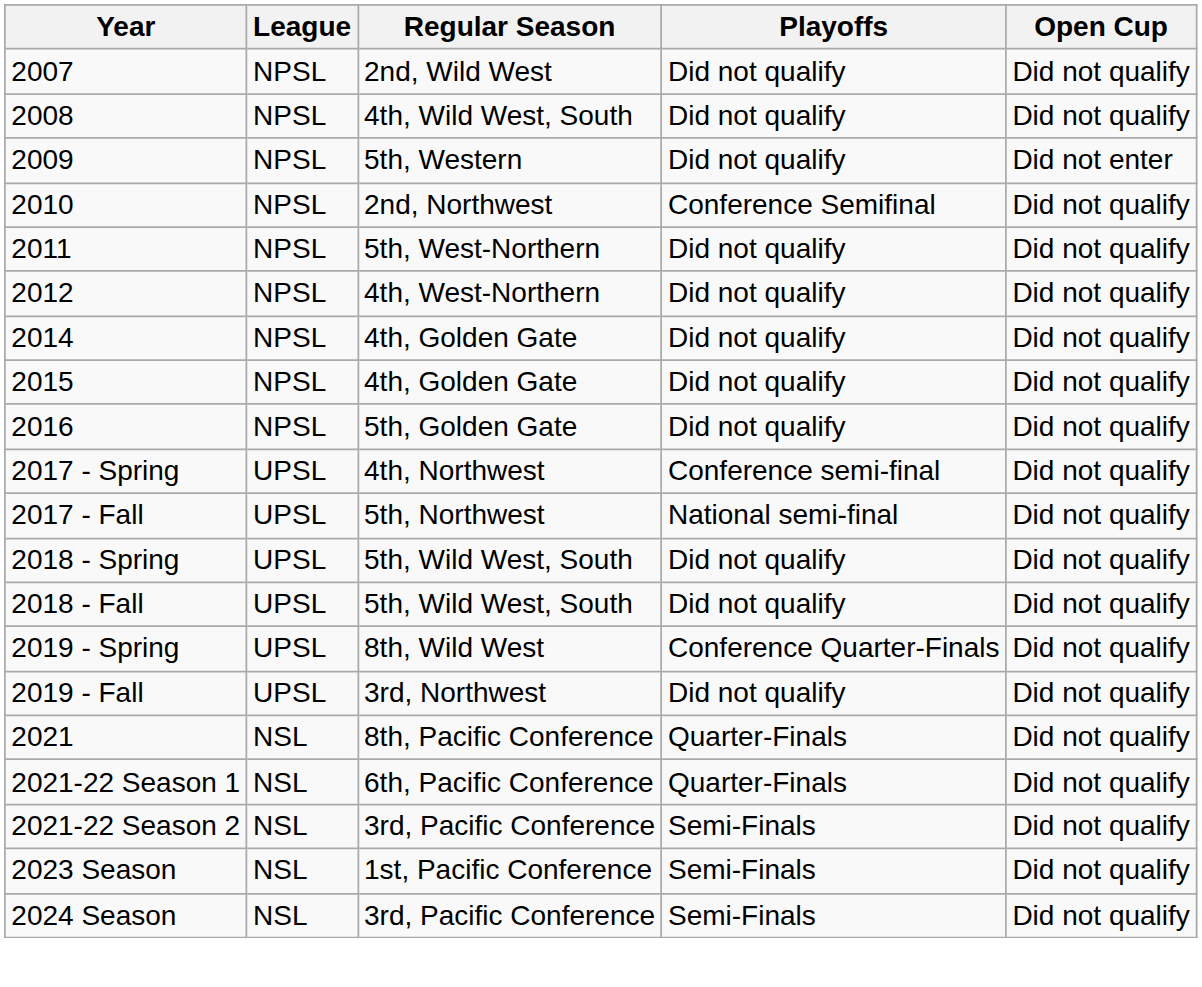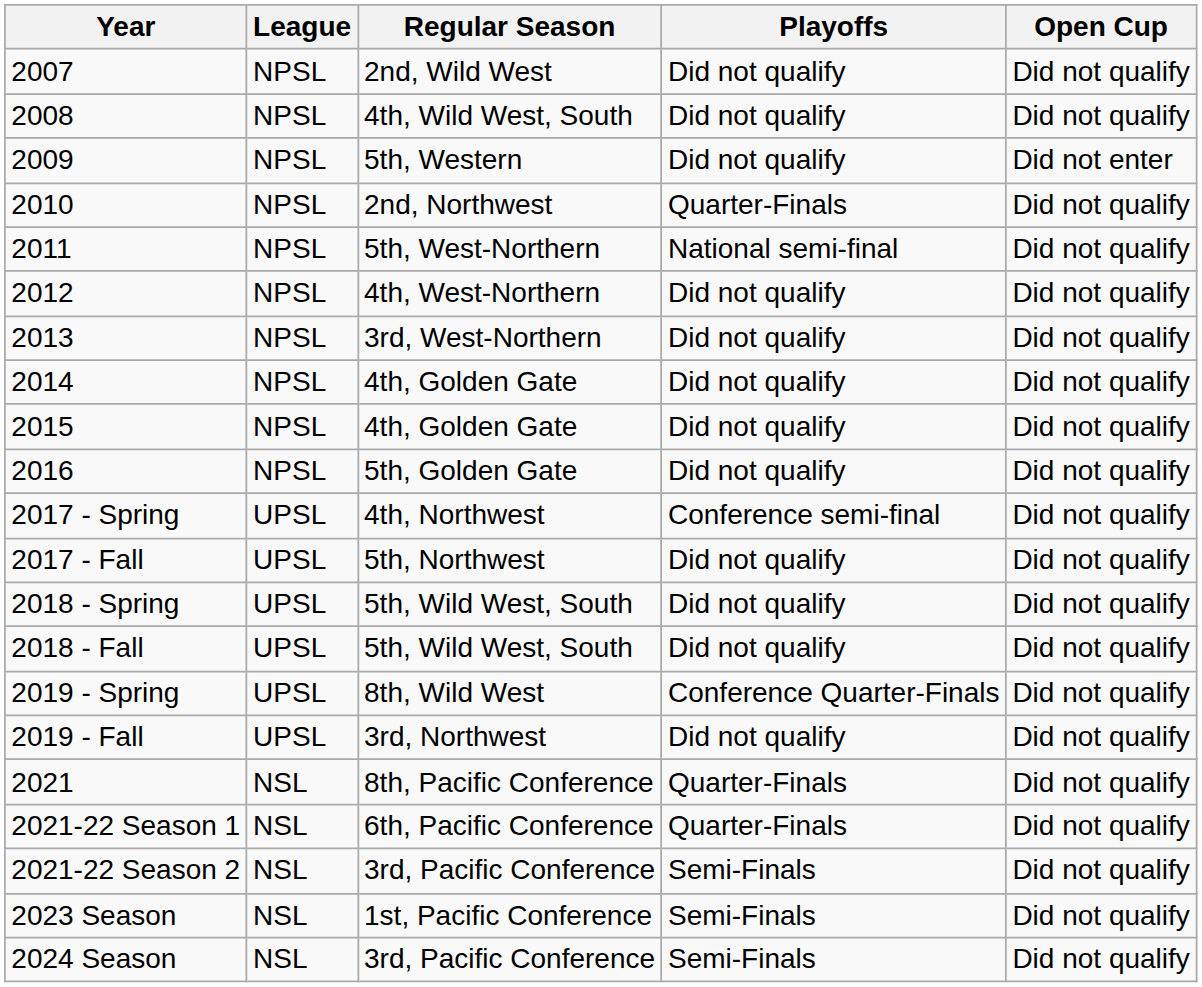(802, 204) Conference Semifinal -> (757, 204) Quarter-Finals
(757, 248) Did not qualify -> (783, 248) National semi-final
+ row: (42, 337)
(783, 515) National semi-final -> (757, 559) Did not qualify
